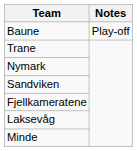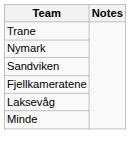- row: (23, 31)
